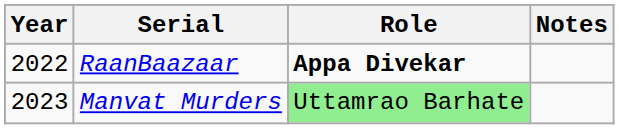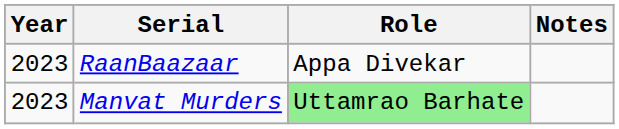(40, 64) 2022 -> (40, 64) 2023
(380, 64) bold -> (380, 64) normal
